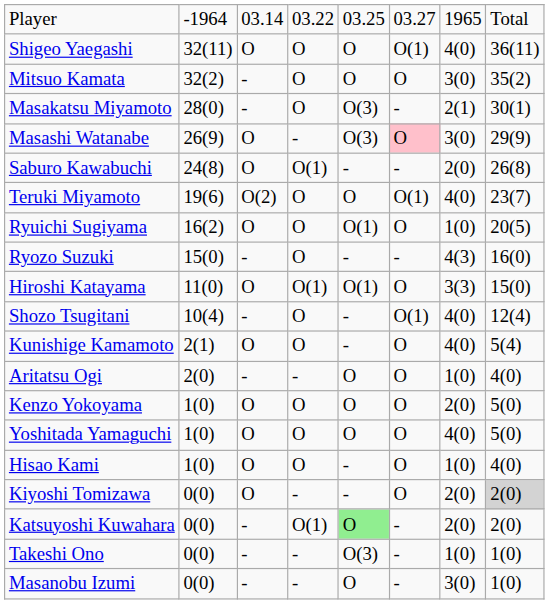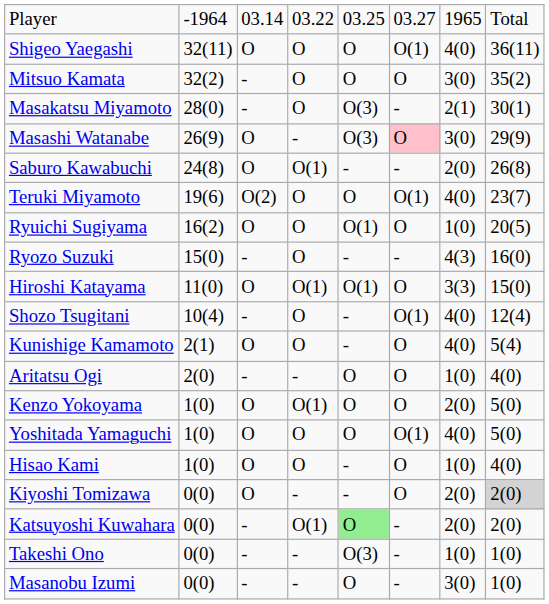(299, 405) O -> (310, 405) O(1)
(400, 434) O -> (411, 434) O(1)
